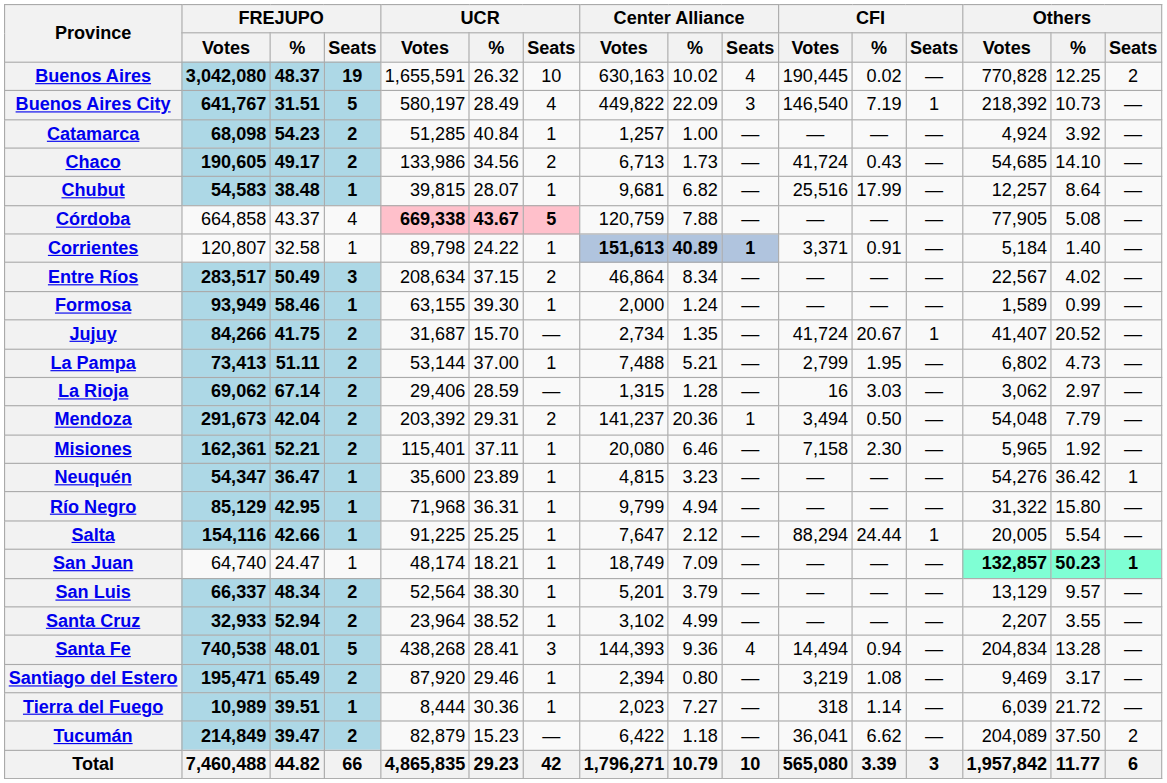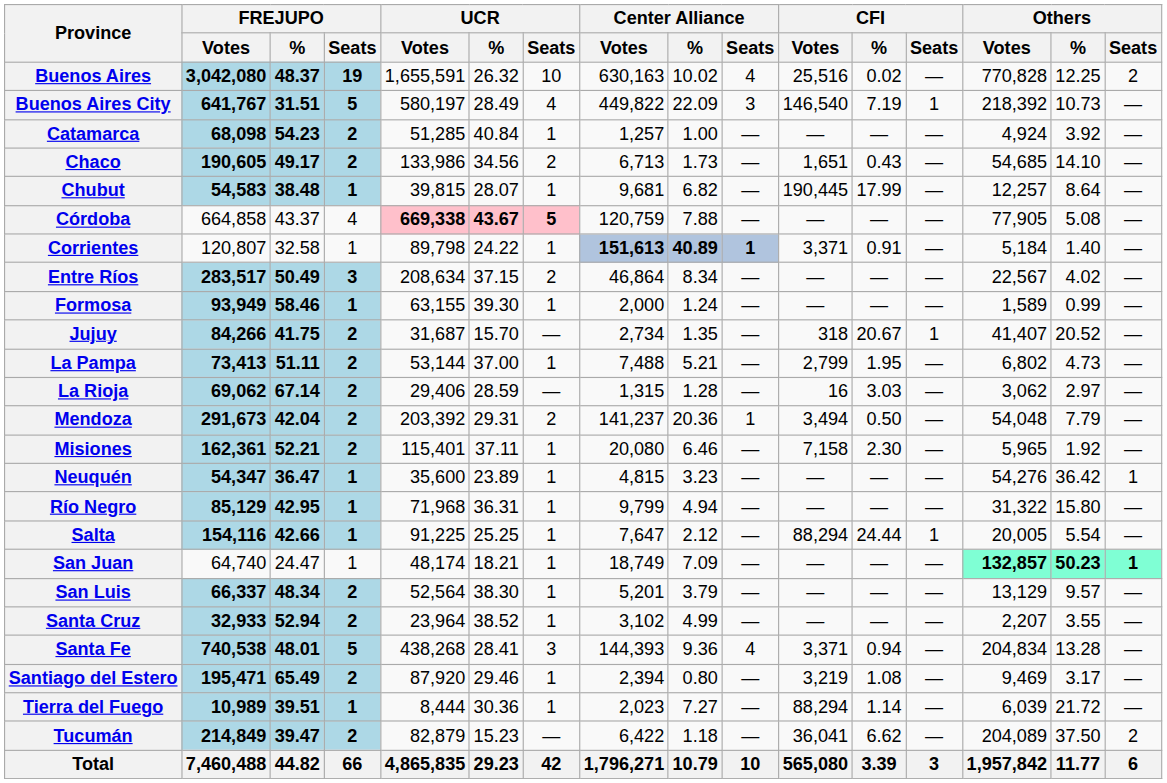(815, 76) 190,445 -> (820, 76) 25,516
(820, 162) 41,724 -> (825, 162) 1,651
(820, 190) 25,516 -> (815, 190) 190,445
(820, 334) 41,724 -> (833, 334) 318
(820, 649) 14,494 -> (825, 649) 3,371
(833, 707) 318 -> (820, 707) 88,294
